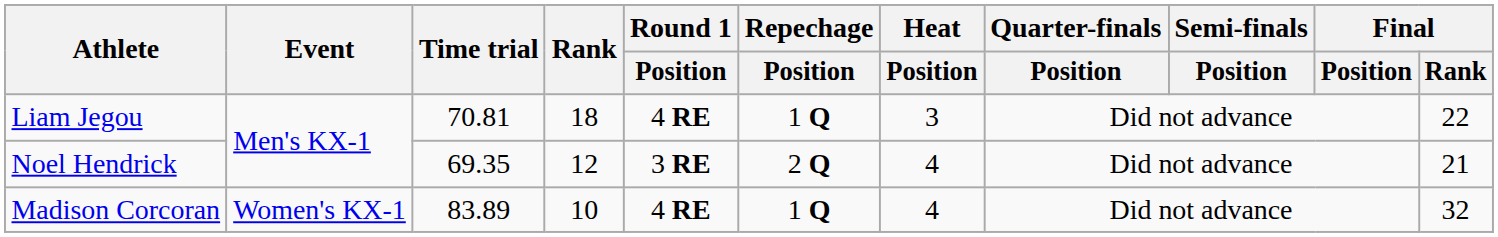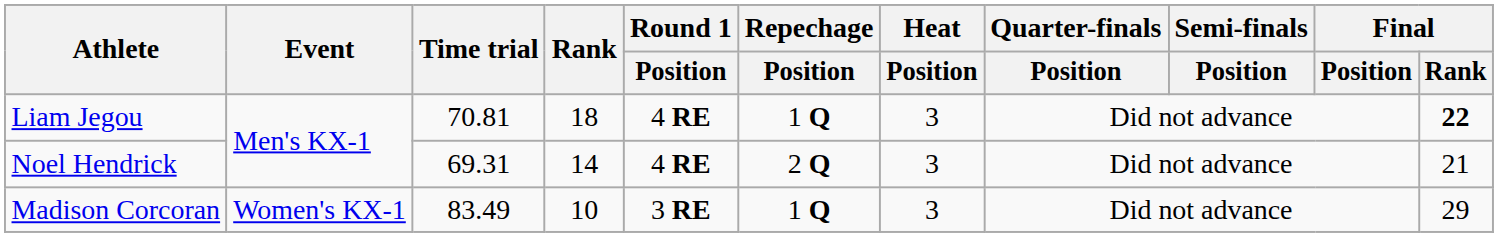(1456, 117) normal -> (1456, 117) bold
(479, 163) 69.35 -> (479, 163) 69.31
(584, 163) 12 -> (584, 163) 14
(681, 163) 3 RE -> (681, 163) 4 RE
(932, 163) 4 -> (932, 163) 3
(479, 209) 83.89 -> (479, 209) 83.49
(681, 209) 4 RE -> (681, 209) 3 RE
(932, 209) 4 -> (932, 209) 3
(1456, 209) 32 -> (1456, 209) 29
